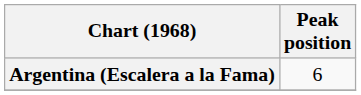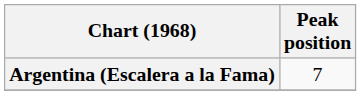(318, 74) 6 -> (318, 74) 7
